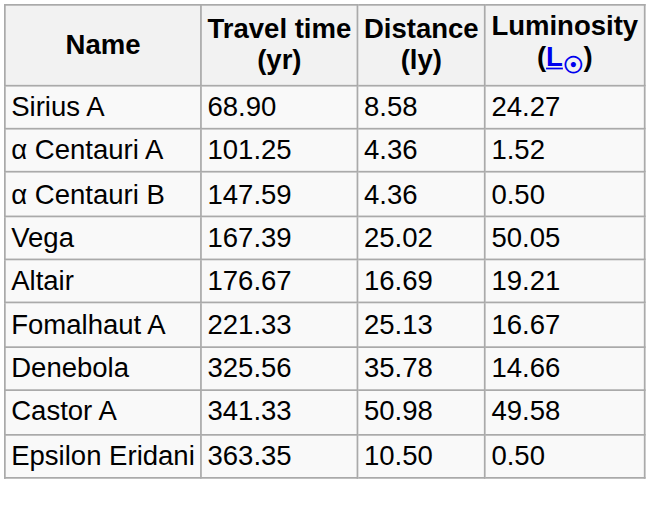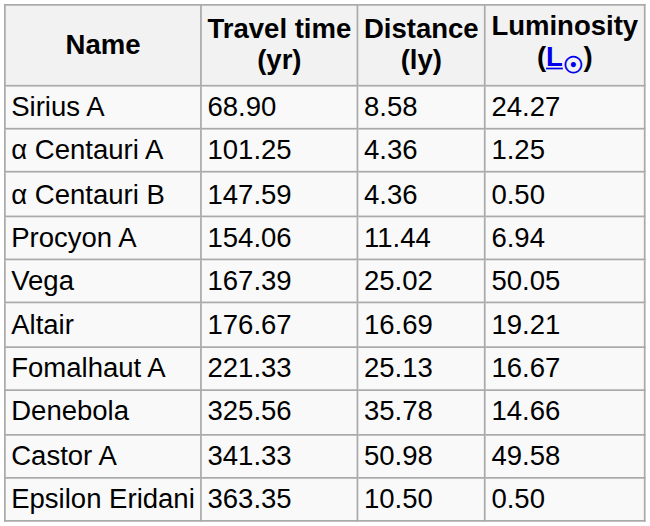(518, 150) 1.52 -> (518, 150) 1.25
+ row: (74, 237)
